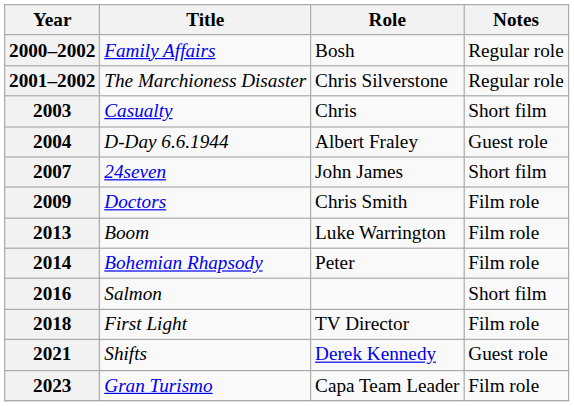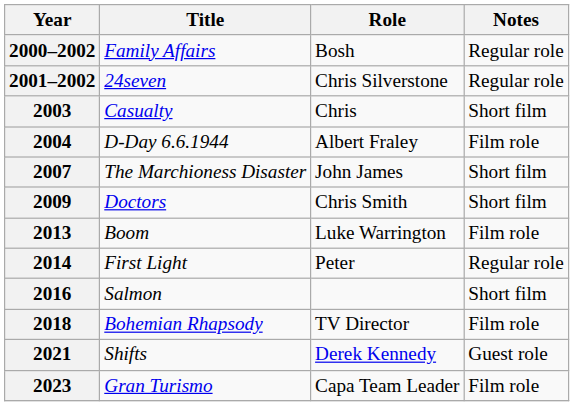(205, 80) The Marchioness Disaster -> (135, 80) 24seven
(508, 141) Guest role -> (504, 141) Film role
(135, 171) 24seven -> (205, 171) The Marchioness Disaster
(504, 202) Film role -> (507, 202) Short film
(183, 263) Bohemian Rhapsody -> (146, 263) First Light
(504, 263) Film role -> (516, 263) Regular role
(146, 324) First Light -> (183, 324) Bohemian Rhapsody
